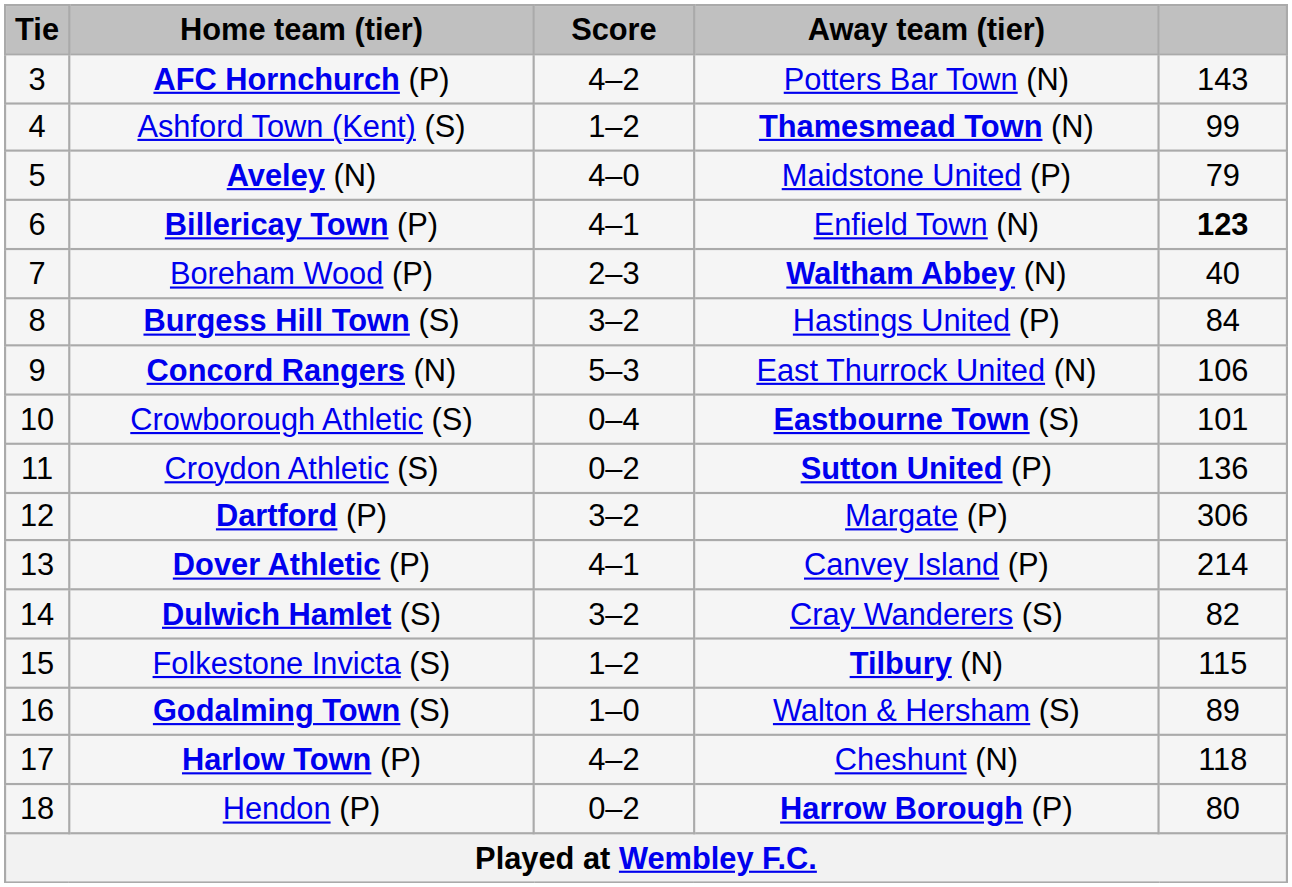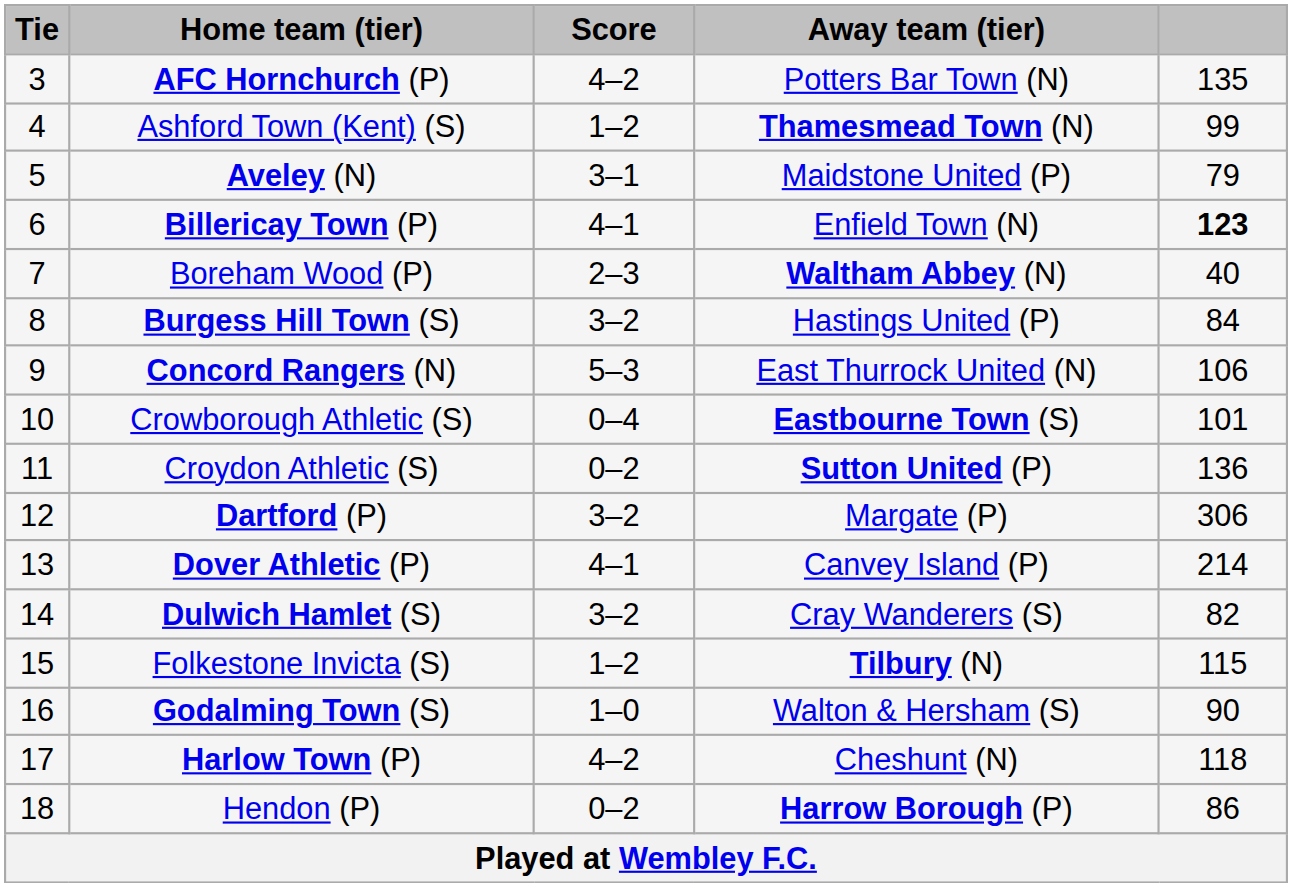(1223, 78) 143 -> (1223, 78) 135
(614, 176) 4–0 -> (614, 176) 3–1
(1223, 711) 89 -> (1223, 711) 90
(1223, 809) 80 -> (1223, 809) 86
